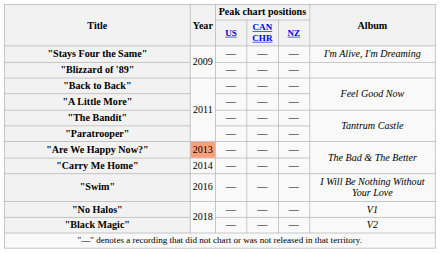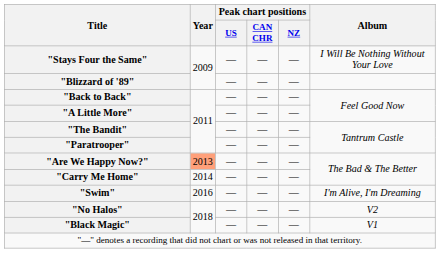(372, 54) I'm Alive, I'm Dreaming -> (372, 59) I Will Be Nothing Without Your Love
(372, 187) I Will Be Nothing Without Your Love -> (372, 193) I'm Alive, I'm Dreaming
(372, 209) V1 -> (372, 209) V2
(372, 225) V2 -> (372, 225) V1
